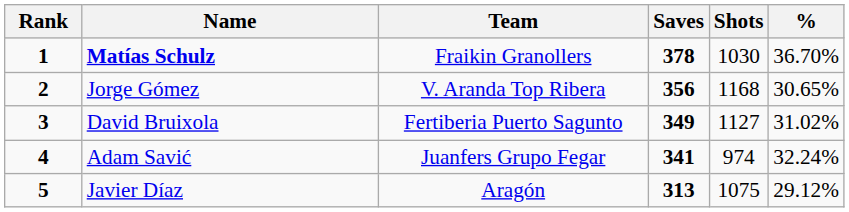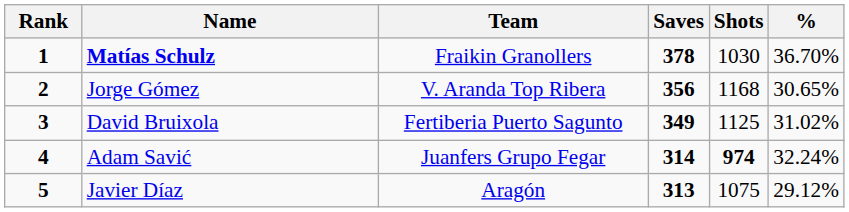(739, 122) 1127 -> (739, 122) 1125
(679, 156) 341 -> (679, 156) 314
(739, 156) normal -> (739, 156) bold
